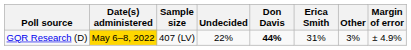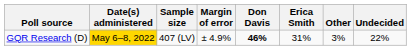columns swapped: (387, 18) <-> (224, 23)
(272, 38) 44% -> (257, 38) 46%
